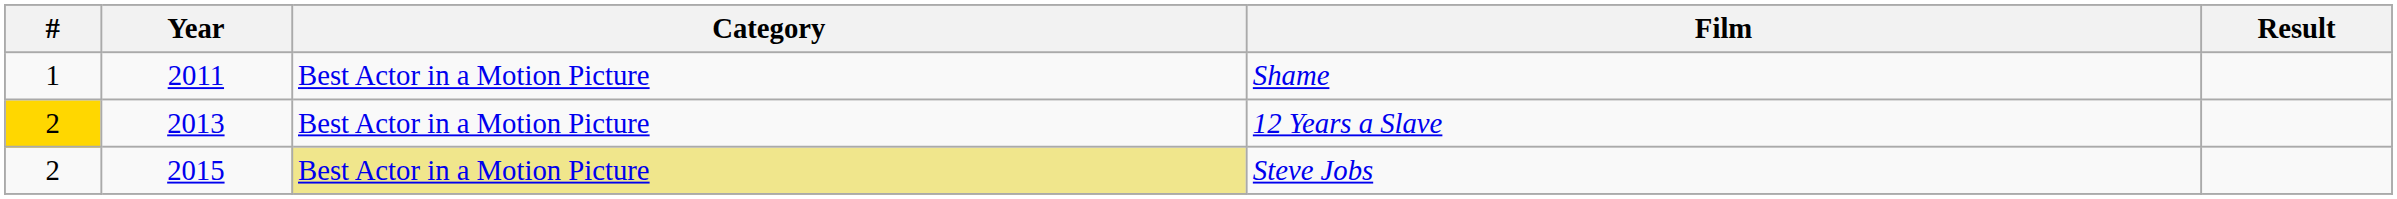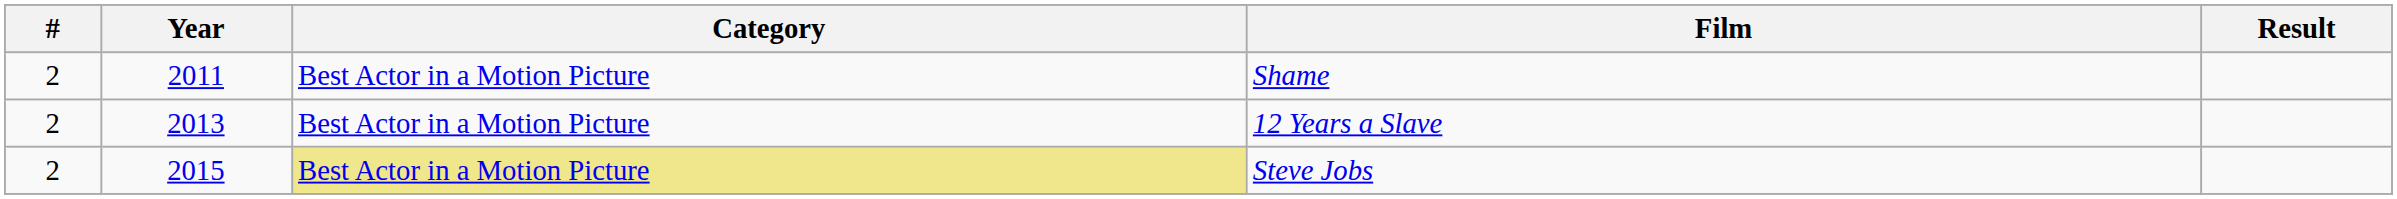(53, 75) 1 -> (53, 75) 2
(53, 123) gold background -> (53, 123) no background
